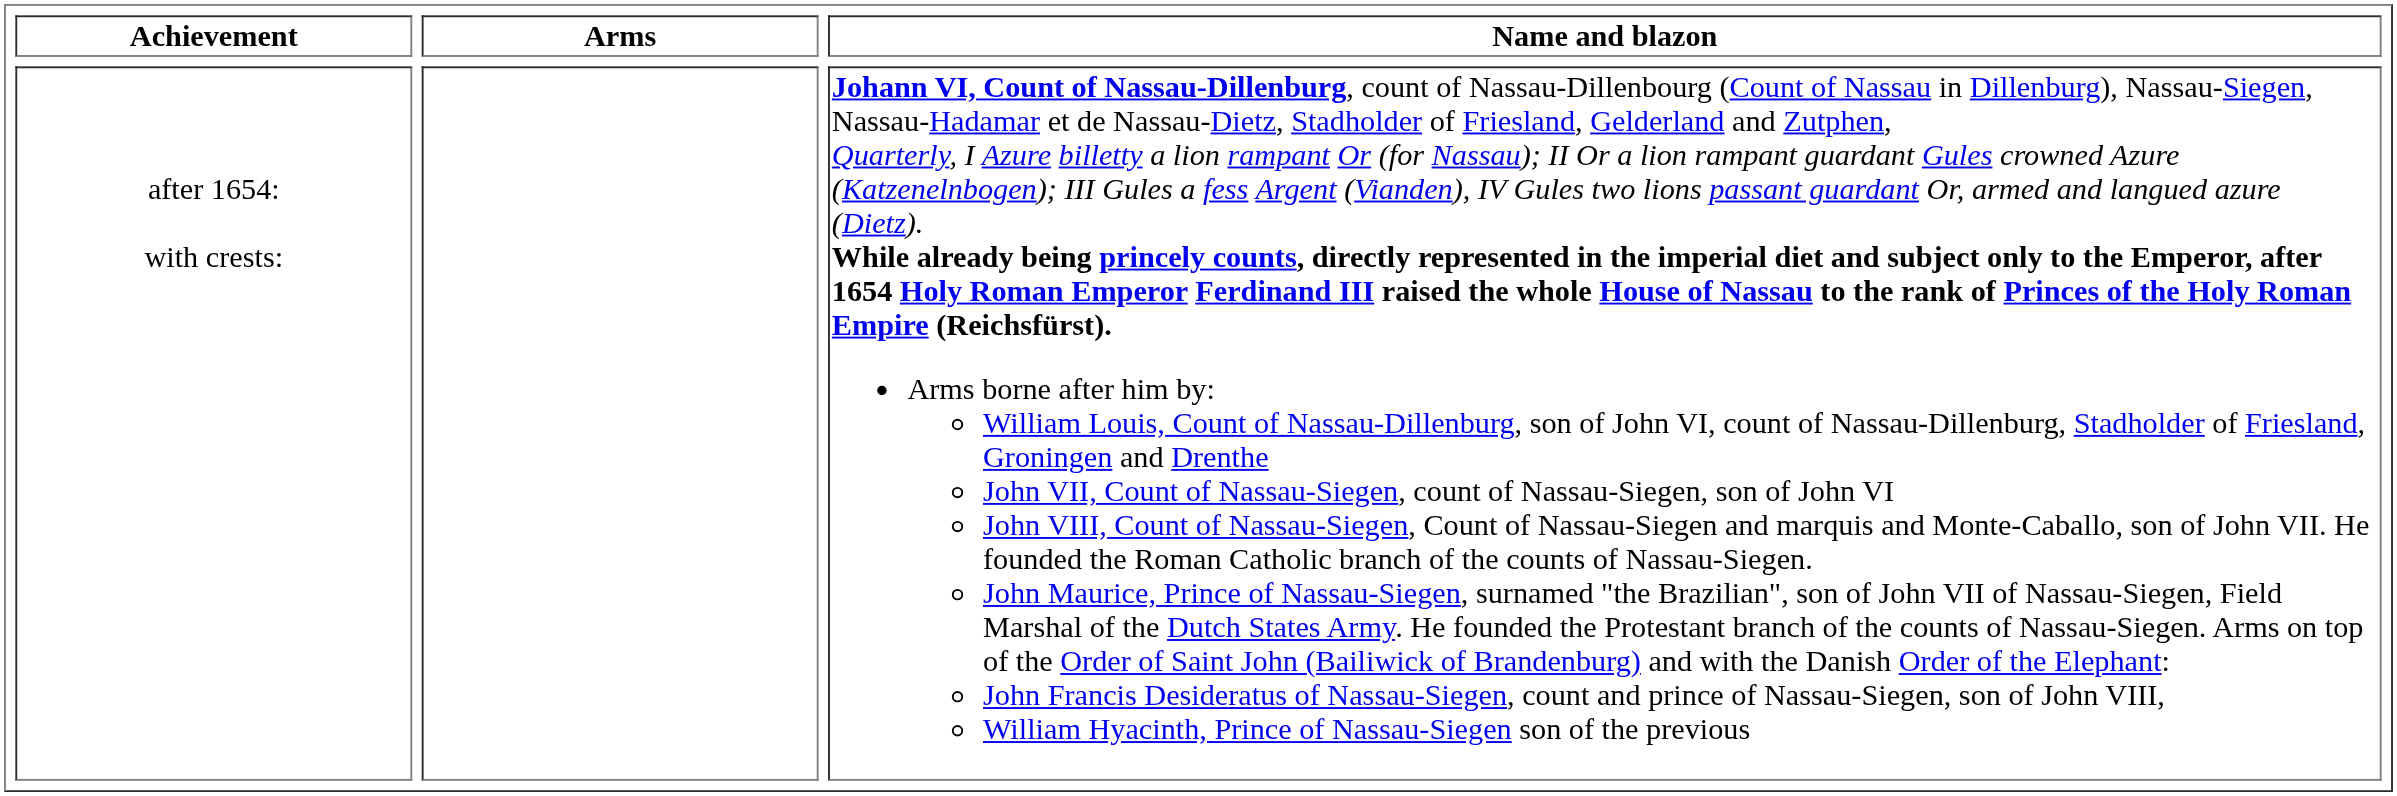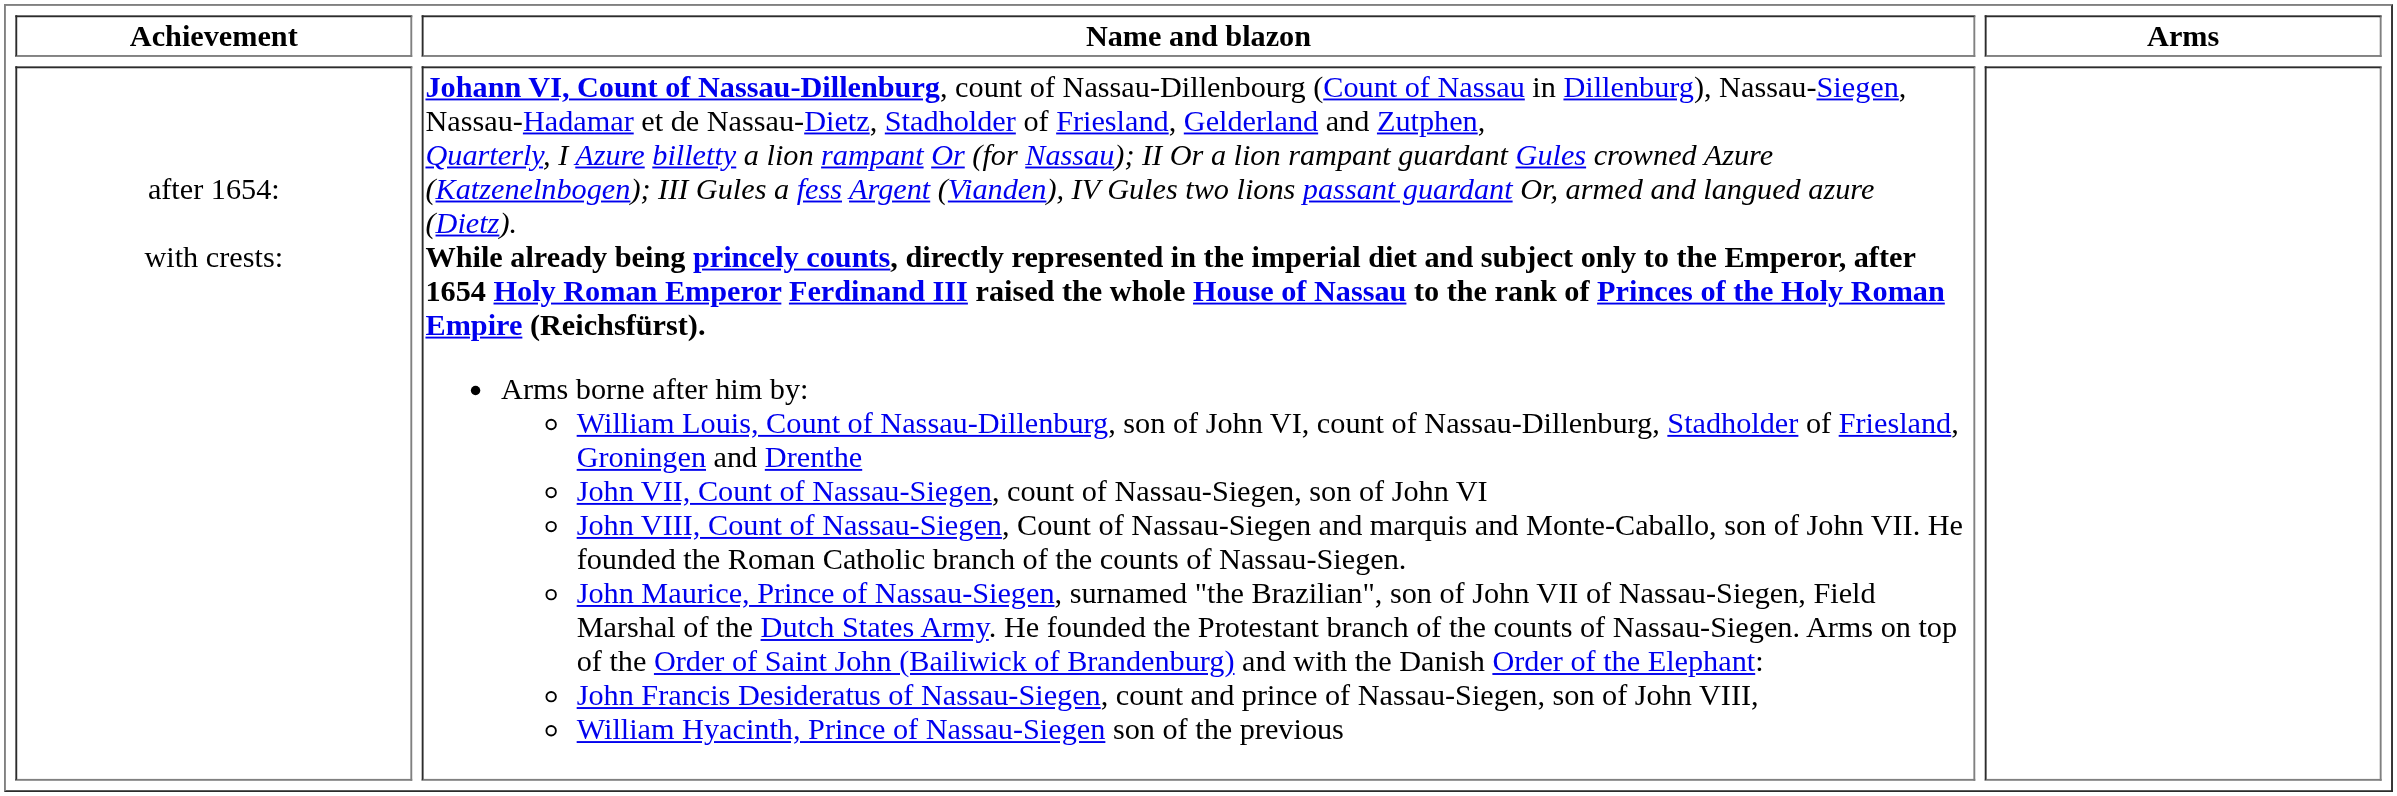columns swapped: (620, 35) <-> (1605, 35)
